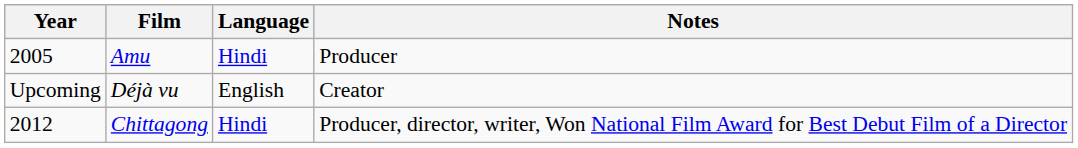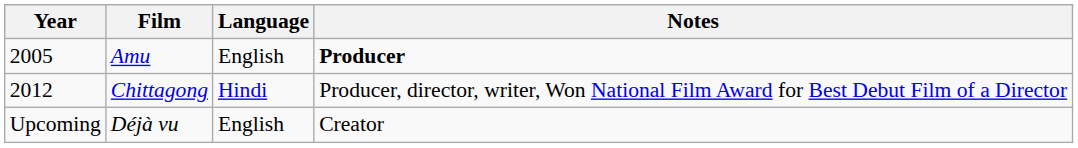(243, 55) Hindi -> (251, 55) English
(358, 55) normal -> (362, 55) bold
rows swapped: (159, 124) <-> (145, 90)
